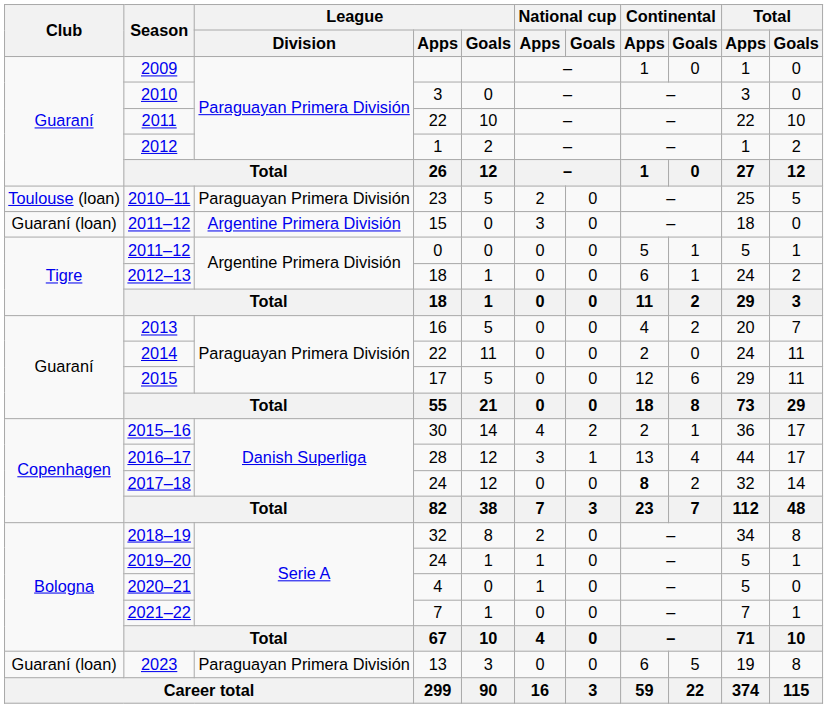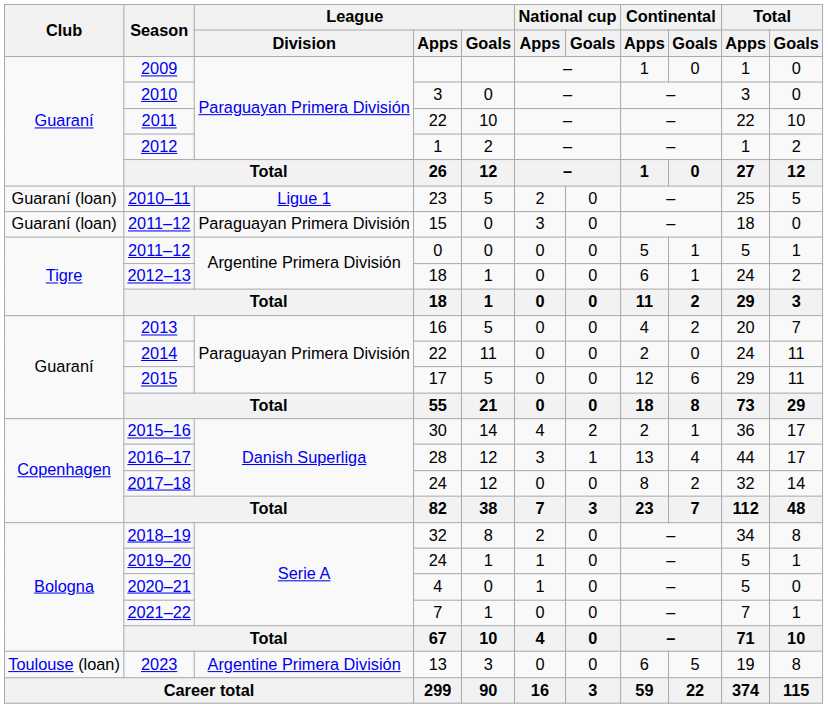(64, 198) Toulouse (loan) -> (64, 198) Guaraní (loan)
(304, 198) Paraguayan Primera División -> (304, 198) Ligue 1
(304, 224) Argentine Primera División -> (304, 224) Paraguayan Primera División
(644, 483) bold -> (644, 483) normal
(64, 664) Guaraní (loan) -> (64, 664) Toulouse (loan)
(304, 664) Paraguayan Primera División -> (304, 664) Argentine Primera División
